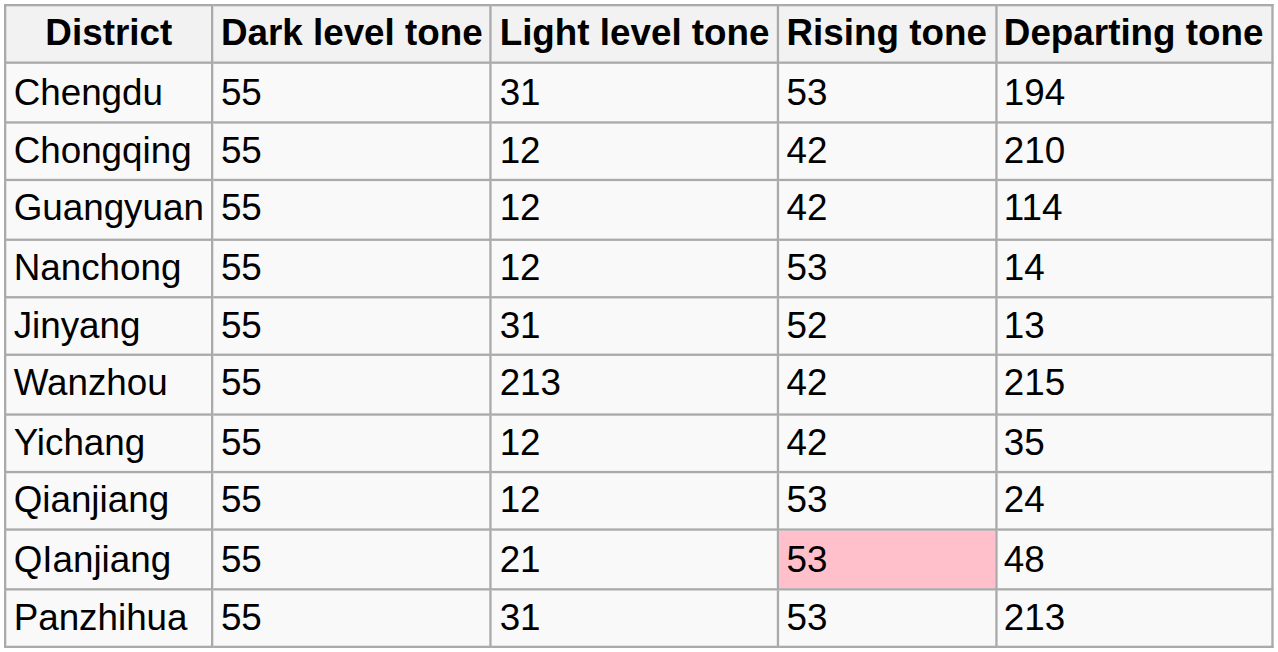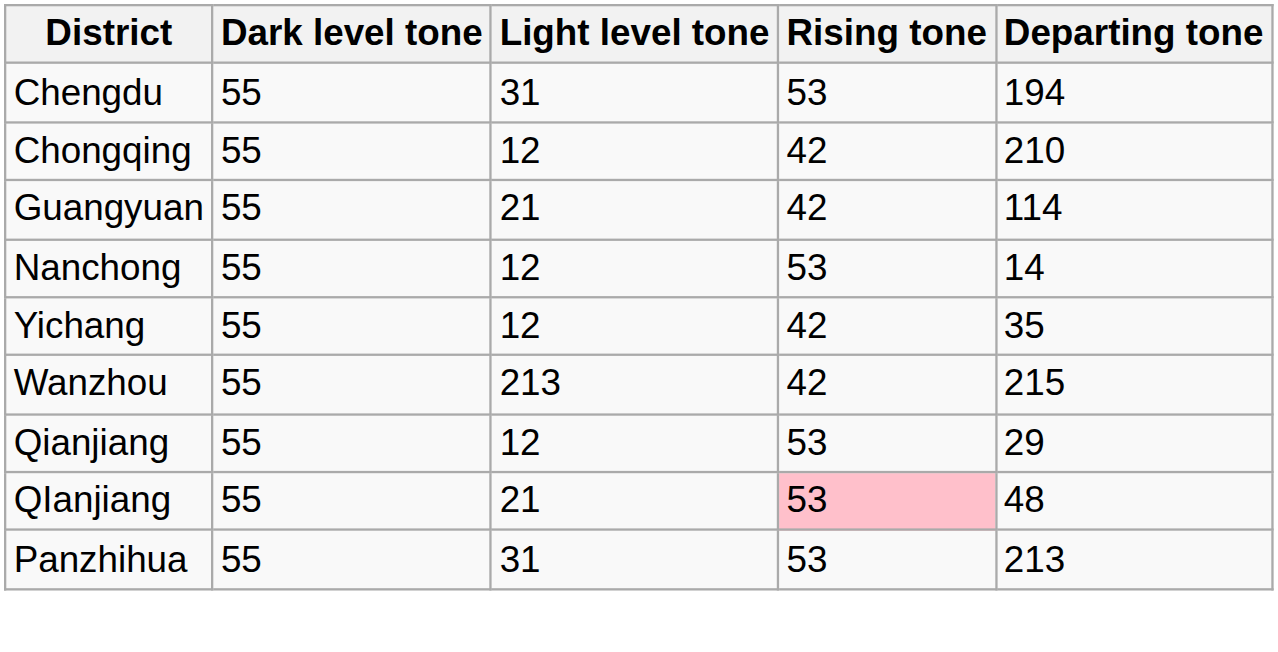(520, 208) 12 -> (520, 208) 21
- row: (77, 325)
rows swapped: (91, 383) <-> (79, 442)
(1024, 500) 24 -> (1024, 442) 29
